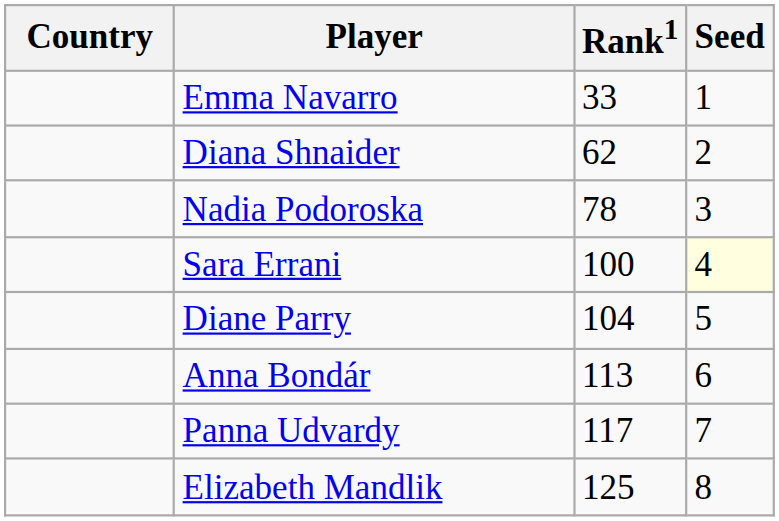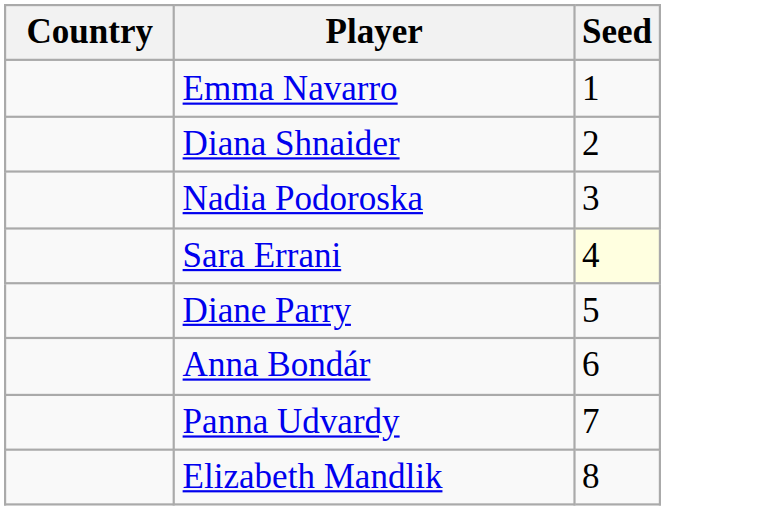- column: (630, 37)
